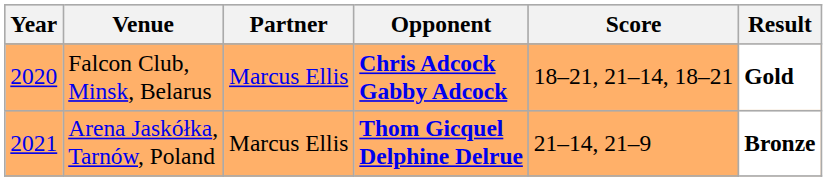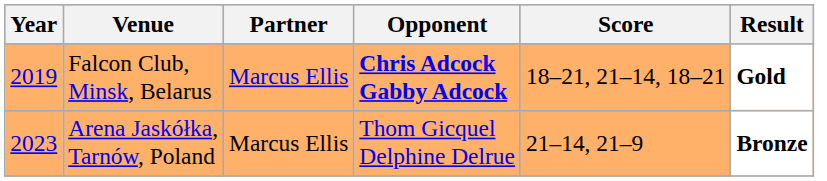(34, 76) 2020 -> (34, 76) 2019
(34, 143) 2021 -> (34, 143) 2023
(441, 143) bold -> (437, 143) normal
